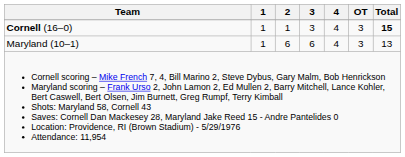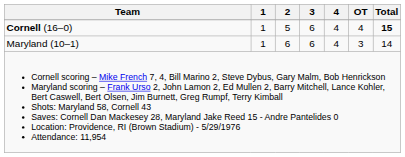(288, 28) 1 -> (288, 28) 5
(312, 28) 3 -> (312, 28) 6
(361, 28) 3 -> (361, 28) 4
(387, 43) 13 -> (387, 43) 14
